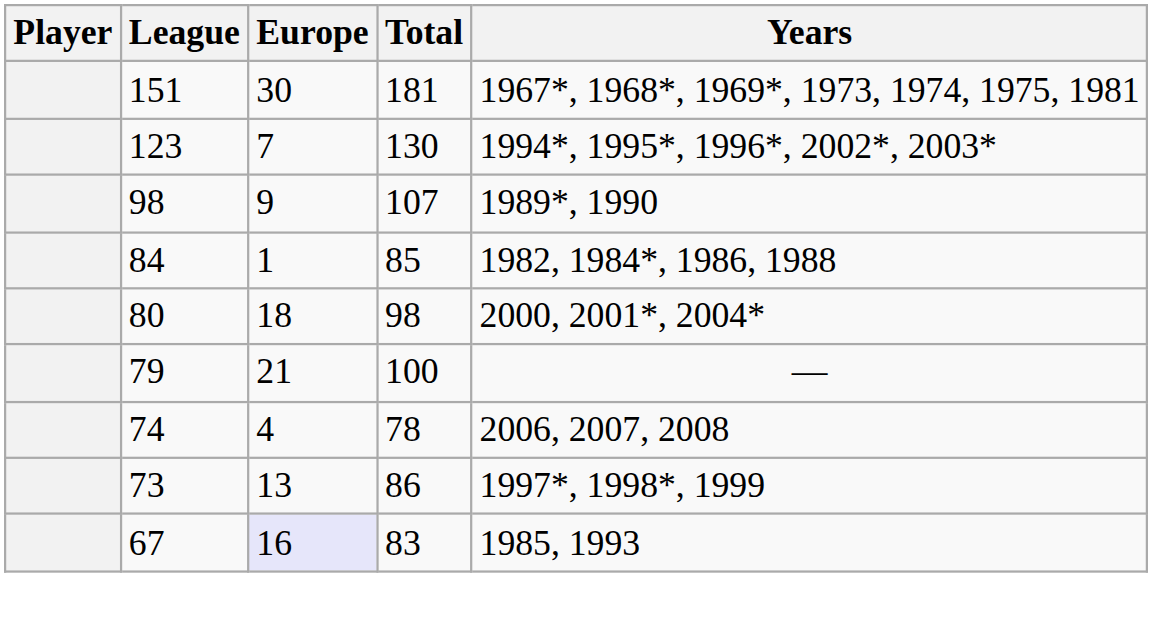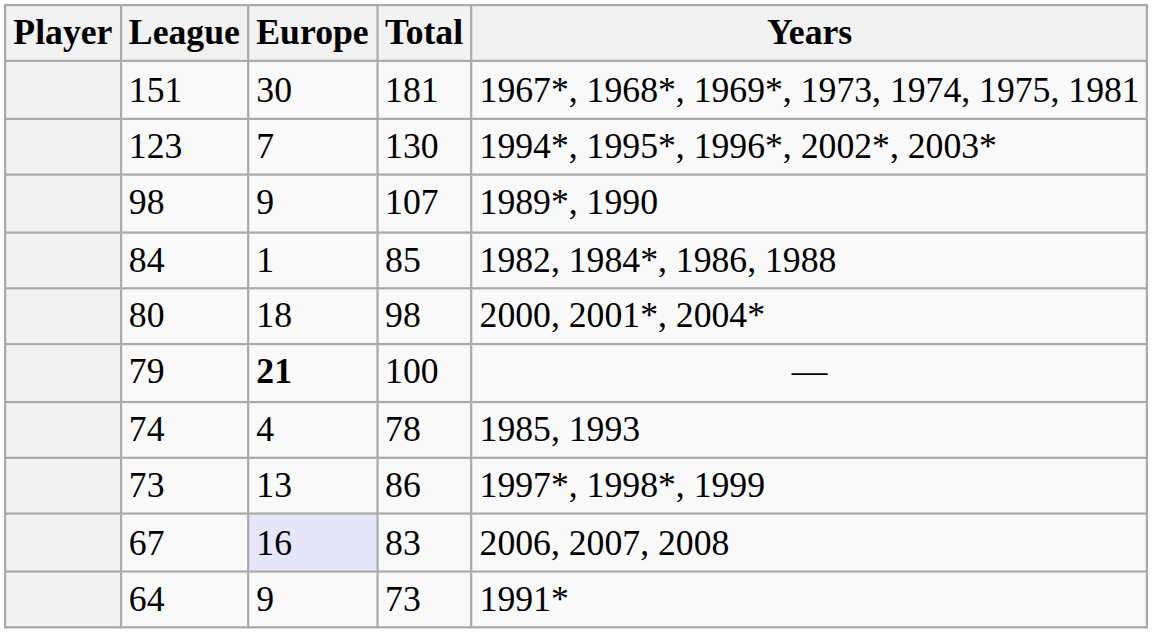(274, 372) normal -> (274, 372) bold
(604, 428) 2006, 2007, 2008 -> (560, 428) 1985, 1993
(560, 542) 1985, 1993 -> (604, 542) 2006, 2007, 2008
+ row: (147, 598)
